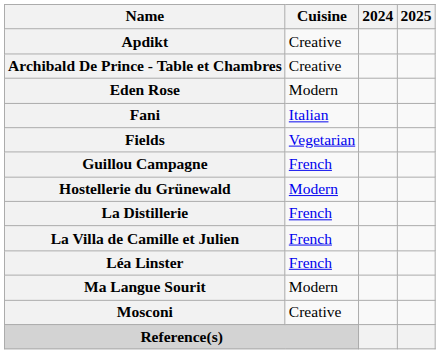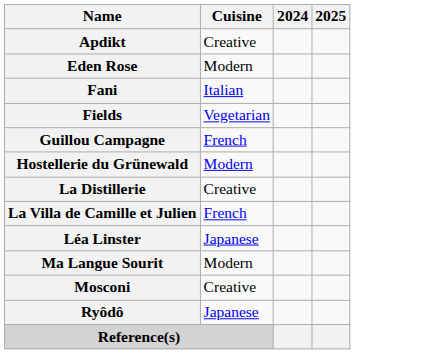- row: (145, 66)
(310, 213) French -> (230, 189) Creative
(310, 262) French -> (231, 238) Japanese
+ row: (102, 312)
